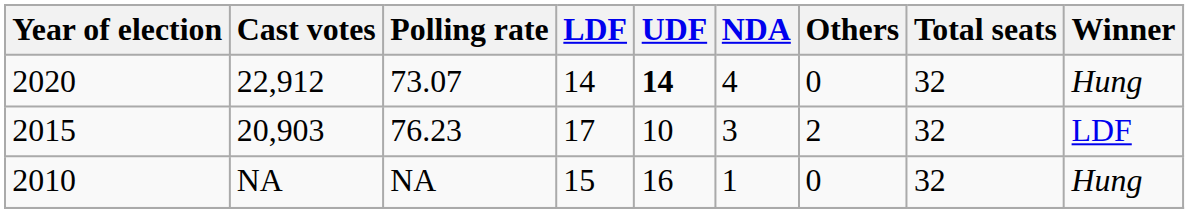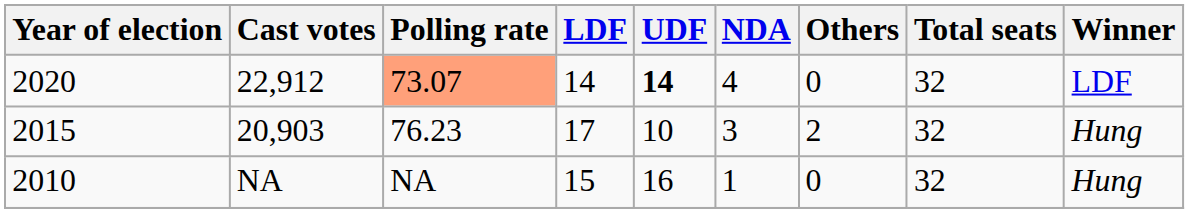(426, 80) no background -> (426, 80) lightsalmon background
(1107, 80) Hung -> (1102, 80) LDF
(1102, 130) LDF -> (1107, 130) Hung
